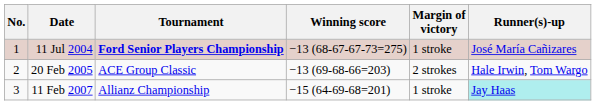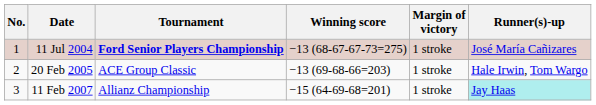(435, 70) 2 strokes -> (432, 70) 1 stroke
